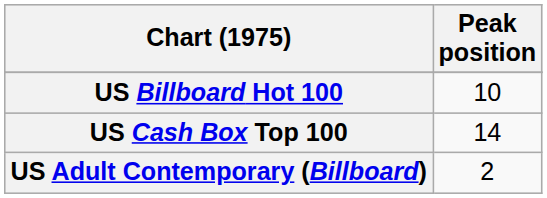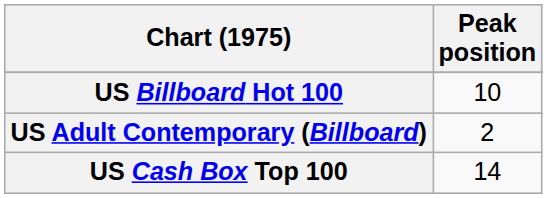rows swapped: (219, 172) <-> (219, 132)
